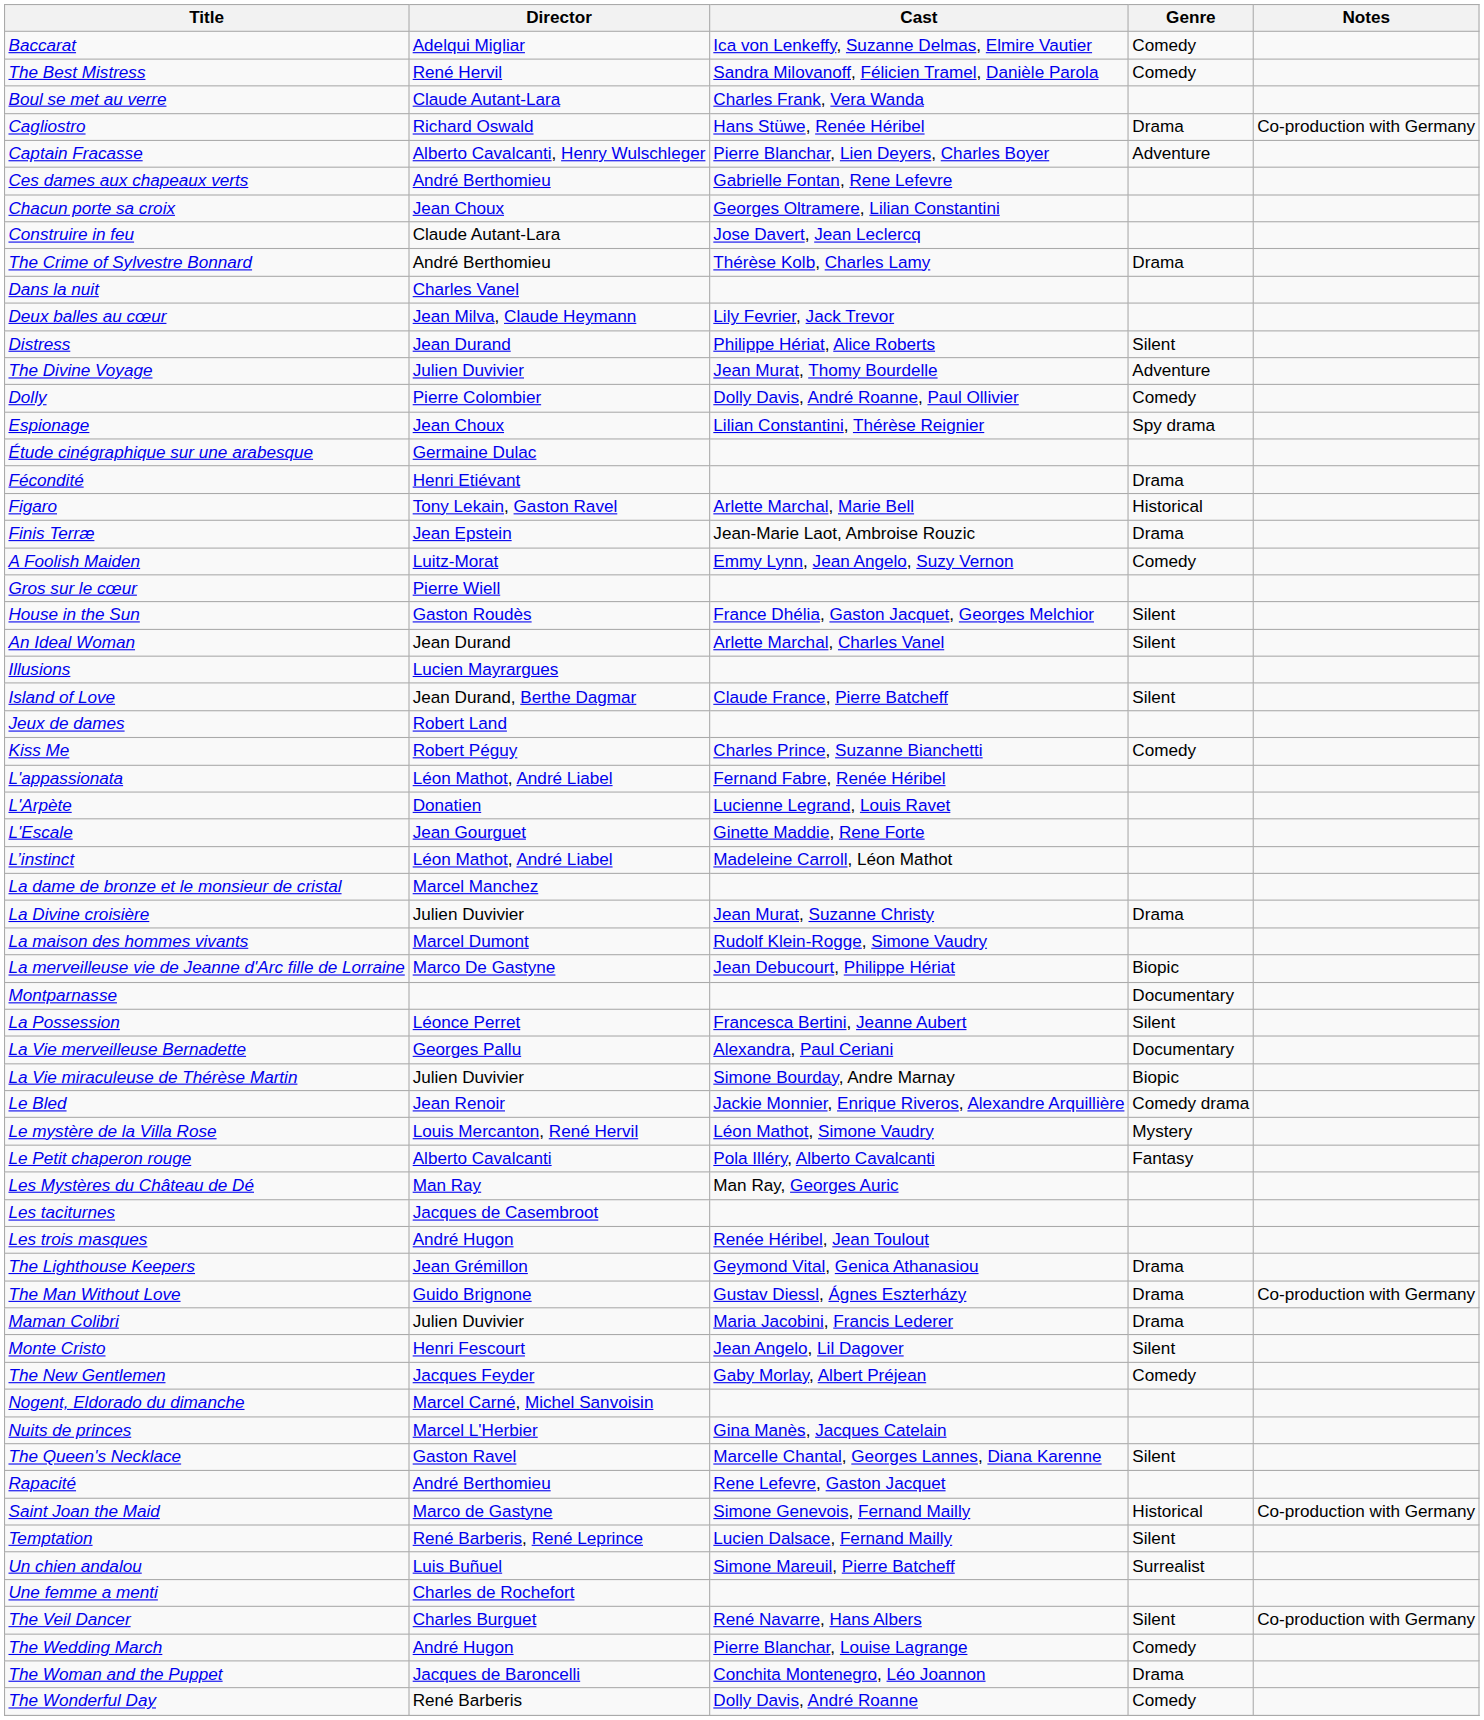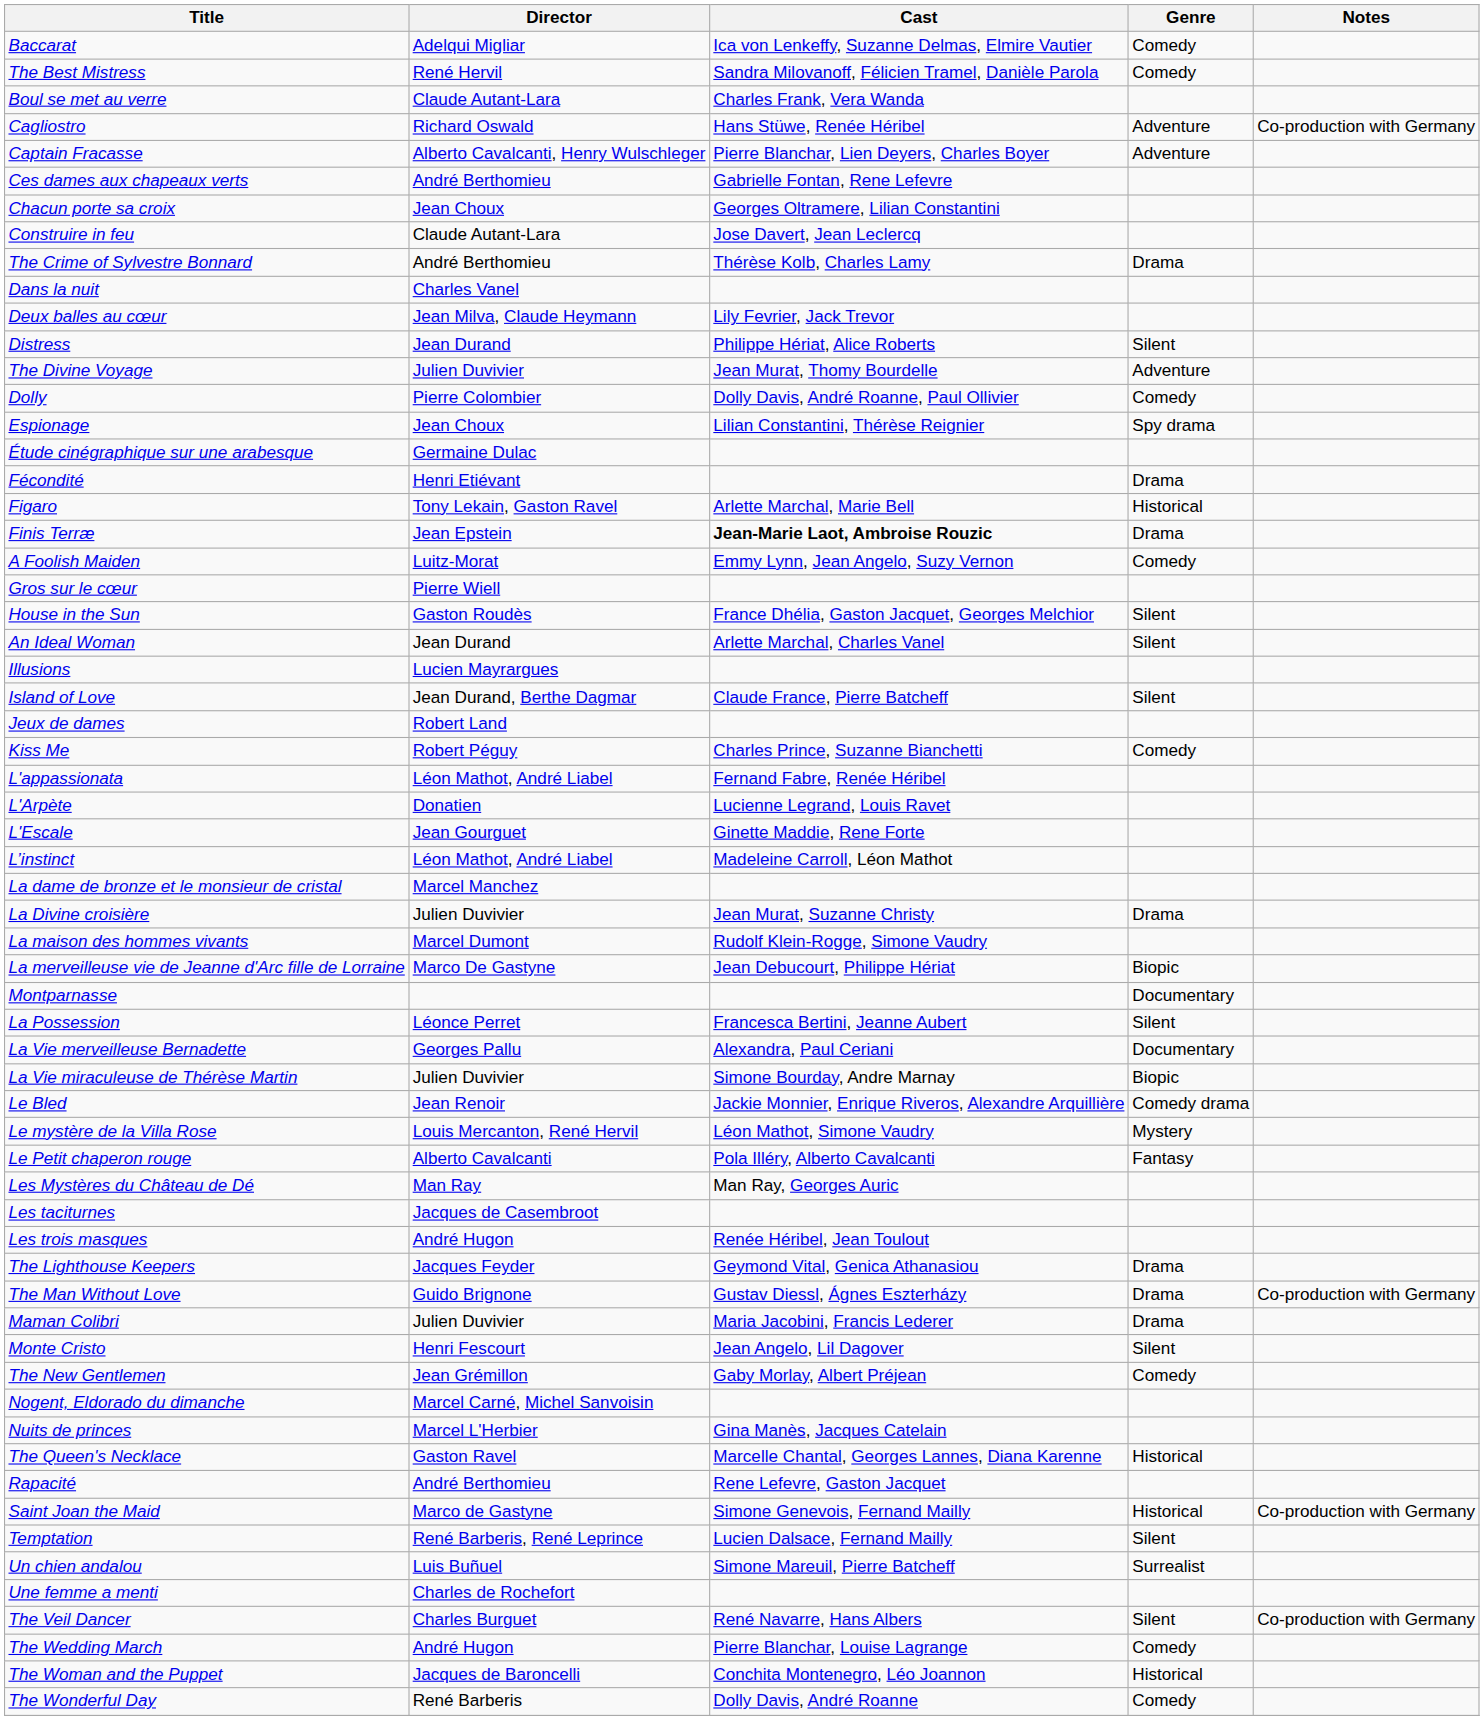(1158, 126) Drama -> (1171, 126) Adventure
(844, 533) normal -> (853, 533) bold
(470, 1267) Jean Grémillon -> (474, 1267) Jacques Feyder
(474, 1375) Jacques Feyder -> (470, 1375) Jean Grémillon
(1154, 1457) Silent -> (1168, 1457) Historical
(1158, 1674) Drama -> (1168, 1674) Historical
